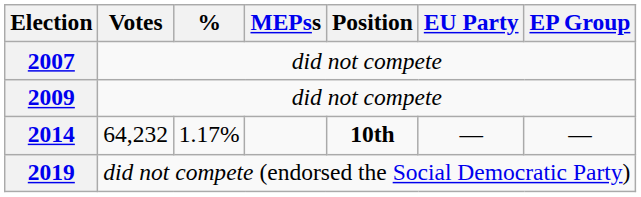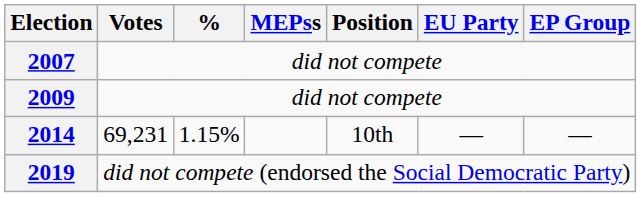(136, 135) 64,232 -> (136, 135) 69,231
(209, 135) 1.17% -> (209, 135) 1.15%
(372, 135) bold -> (372, 135) normal
